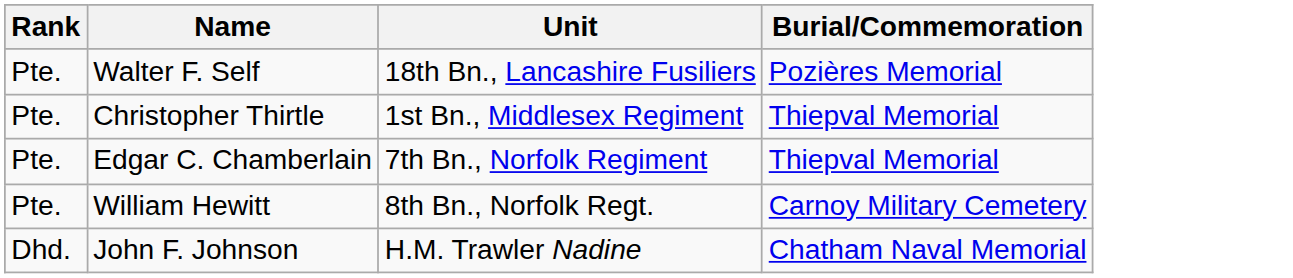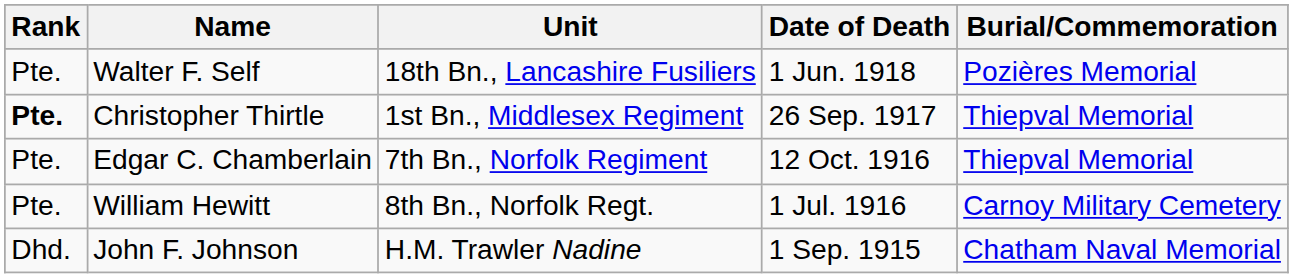+ column: (859, 26)
(36, 116) normal -> (37, 116) bold
